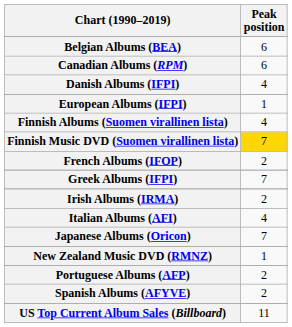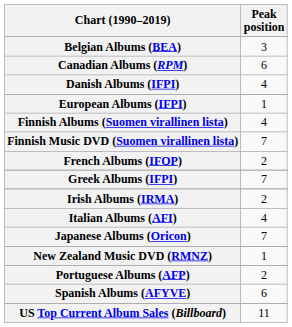(264, 46) 6 -> (264, 46) 3
(264, 141) gold background -> (264, 141) no background
(264, 293) 2 -> (264, 293) 6
